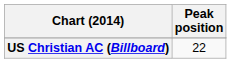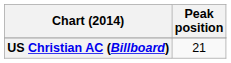(199, 48) 22 -> (199, 48) 21
